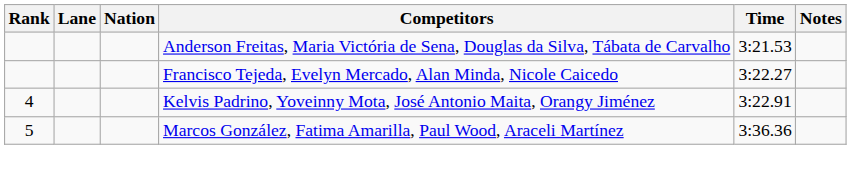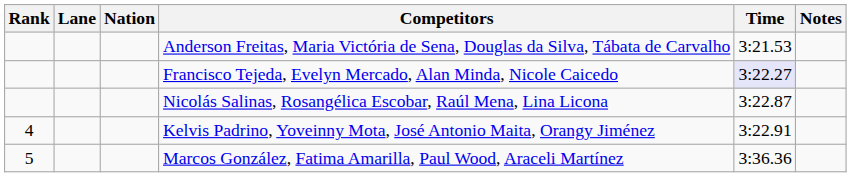(765, 74) no background -> (765, 74) lavender background
+ row: (386, 102)
